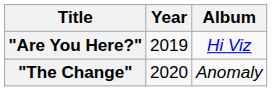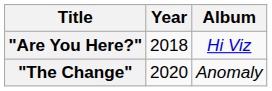(169, 45) 2019 -> (169, 45) 2018
